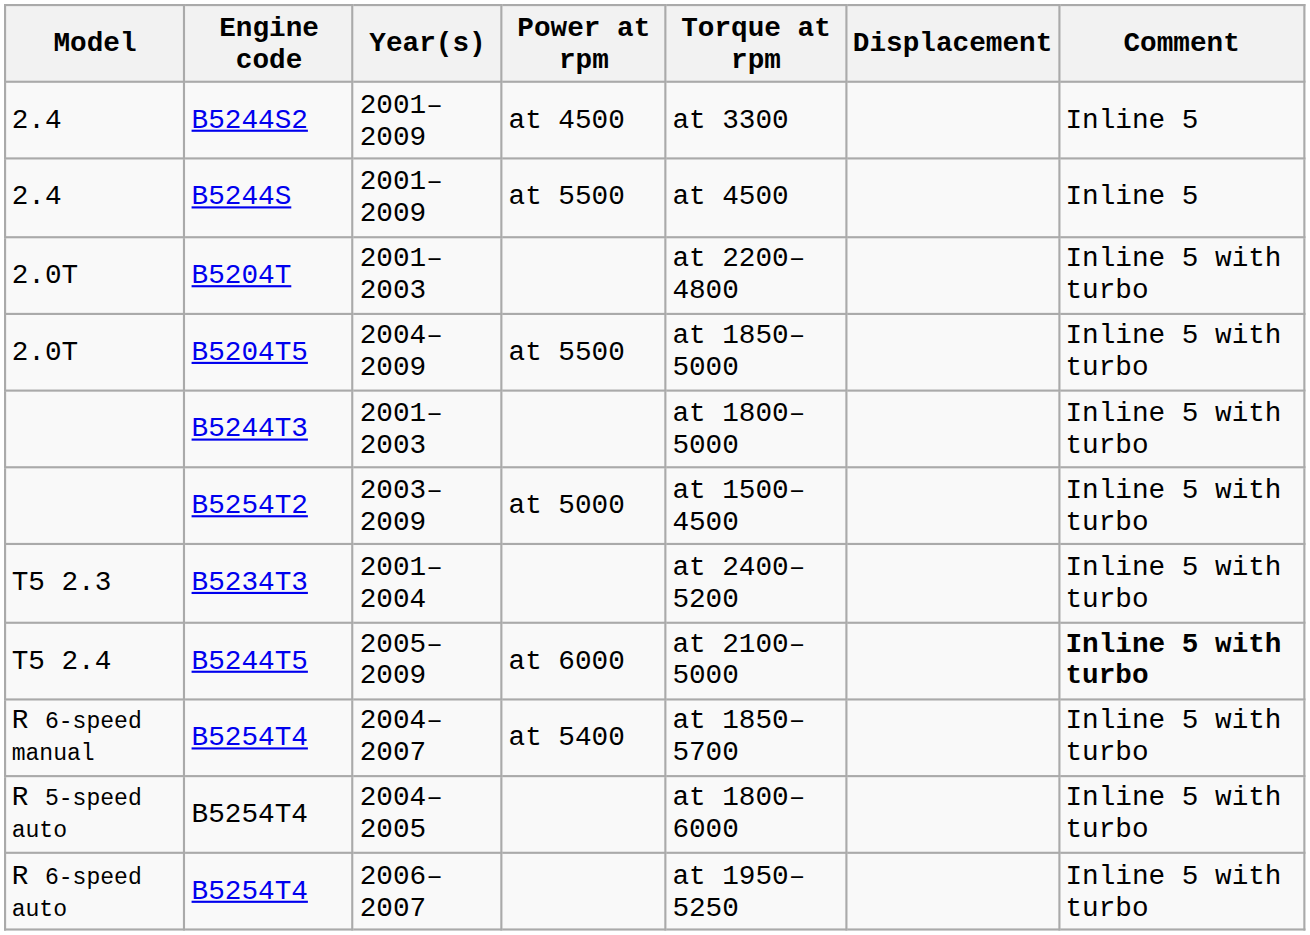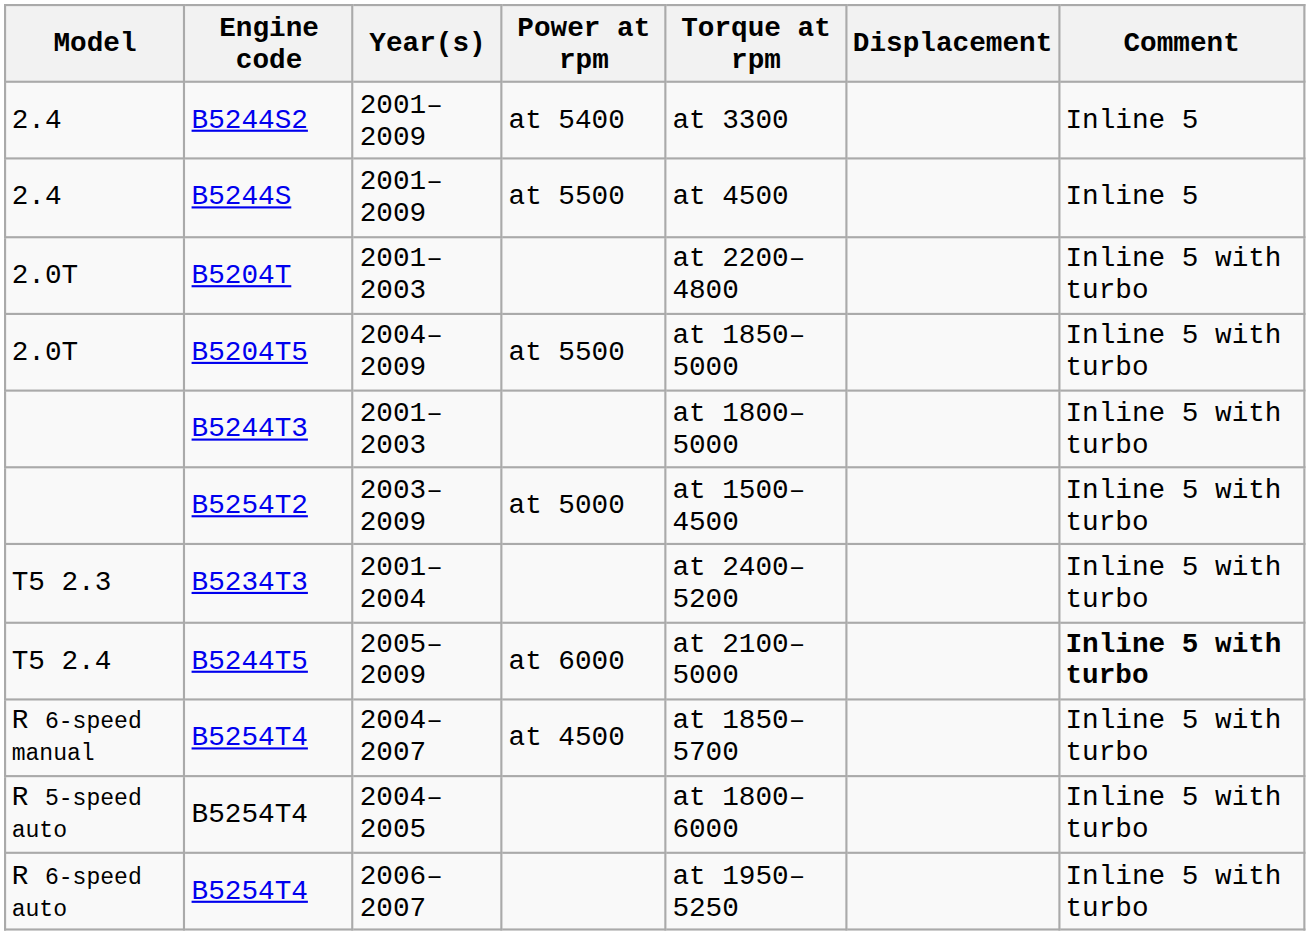(567, 121) at 4500 -> (567, 121) at 5400
(567, 737) at 5400 -> (567, 737) at 4500
